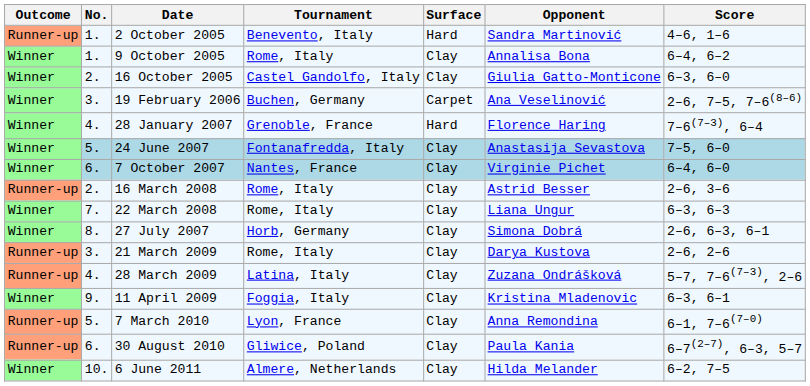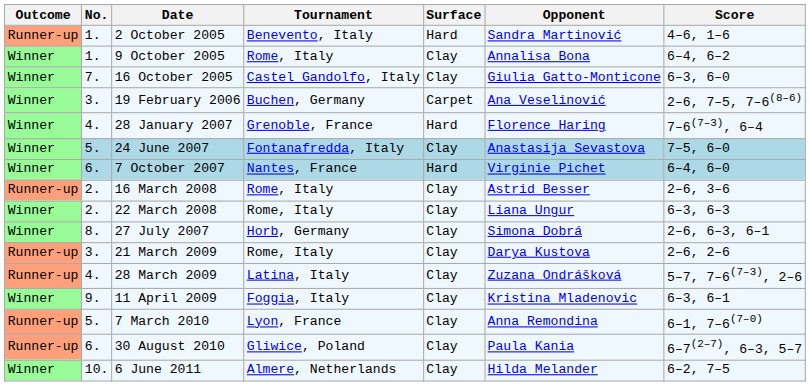(93, 77) 2. -> (93, 77) 7.
(442, 169) Clay -> (442, 169) Hard
(93, 211) 7. -> (93, 211) 2.
